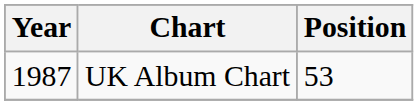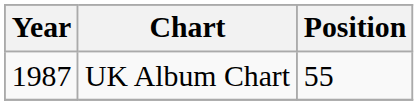(319, 75) 53 -> (319, 75) 55
